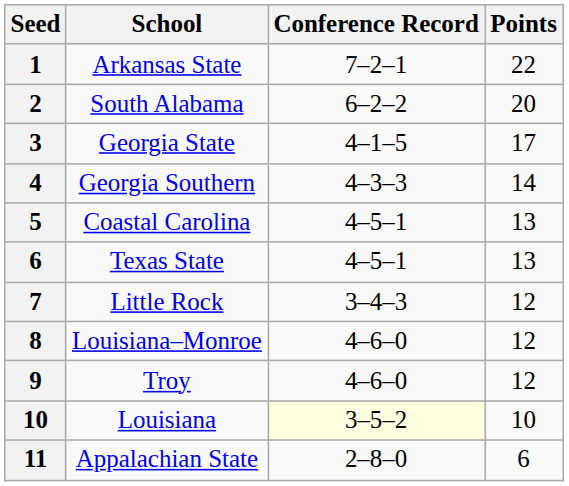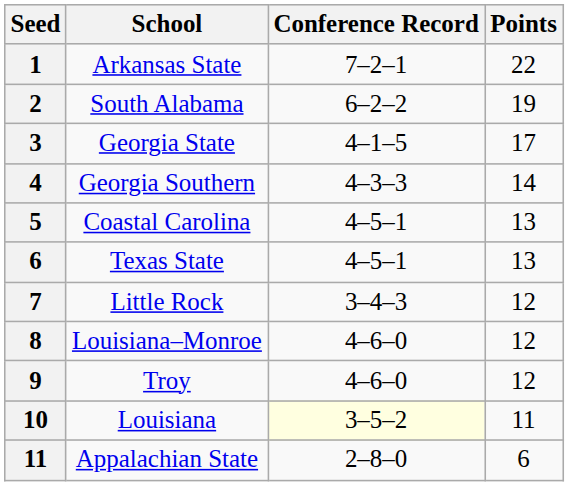(524, 103) 20 -> (524, 103) 19
(524, 420) 10 -> (524, 420) 11
